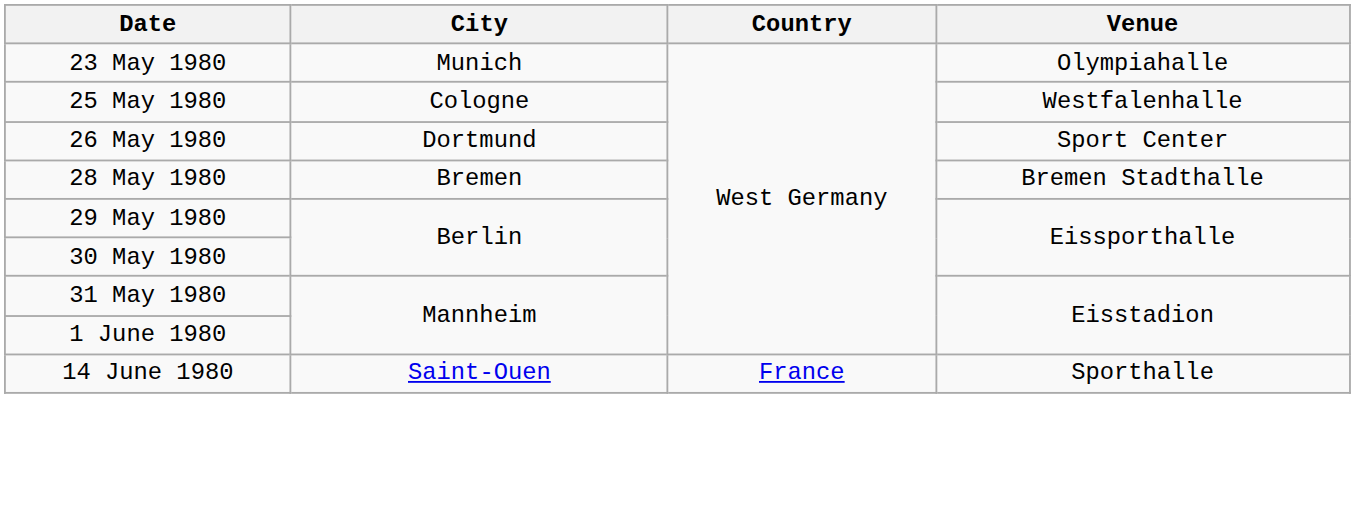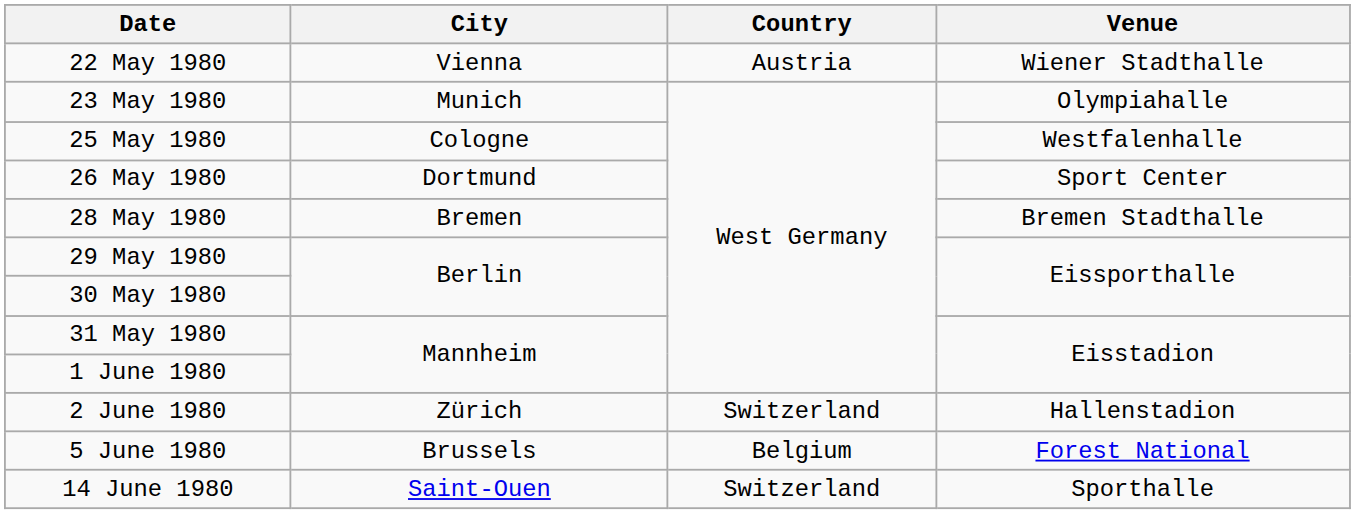+ row: (148, 63)
+ row: (148, 412)
+ row: (148, 451)
(802, 373) France -> (802, 490) Switzerland
